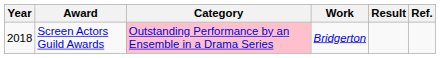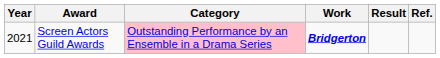(20, 37) 2018 -> (20, 37) 2021
(340, 37) normal -> (337, 37) bold
